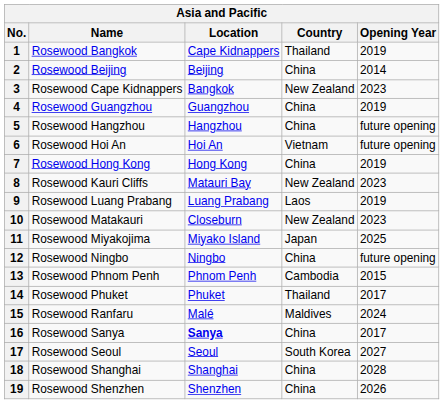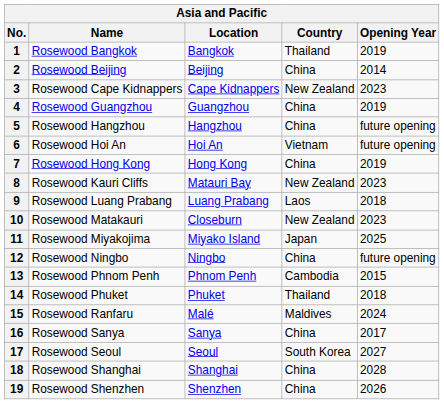(234, 51) Cape Kidnappers -> (211, 51) Bangkok
(211, 88) Bangkok -> (234, 88) Cape Kidnappers
(373, 201) 2019 -> (373, 201) 2018
(373, 295) 2017 -> (373, 295) 2018
(205, 333) bold -> (205, 333) normal
